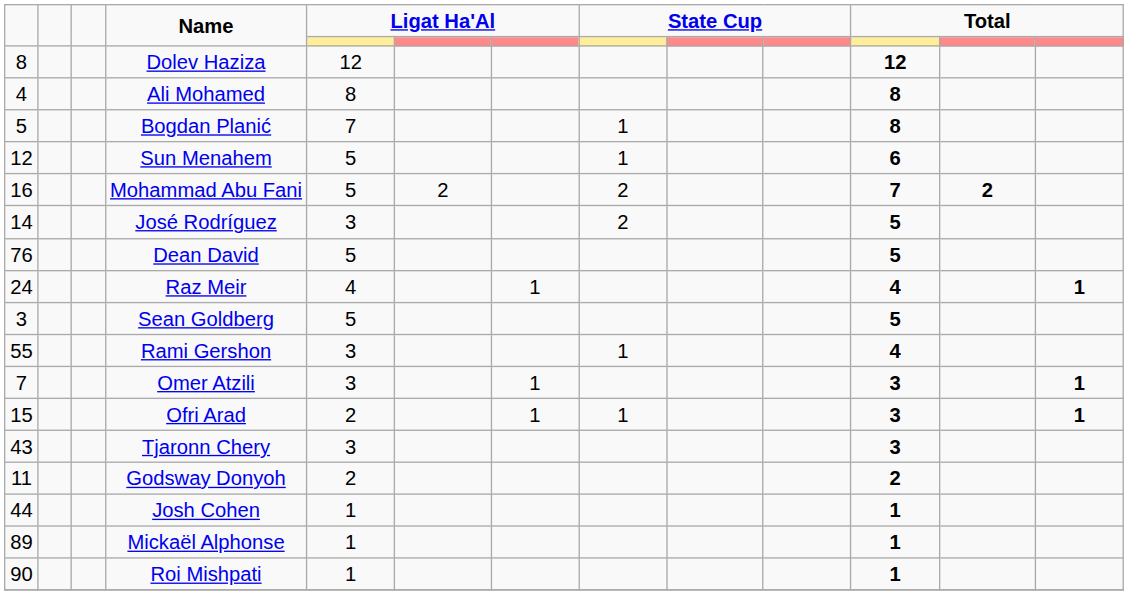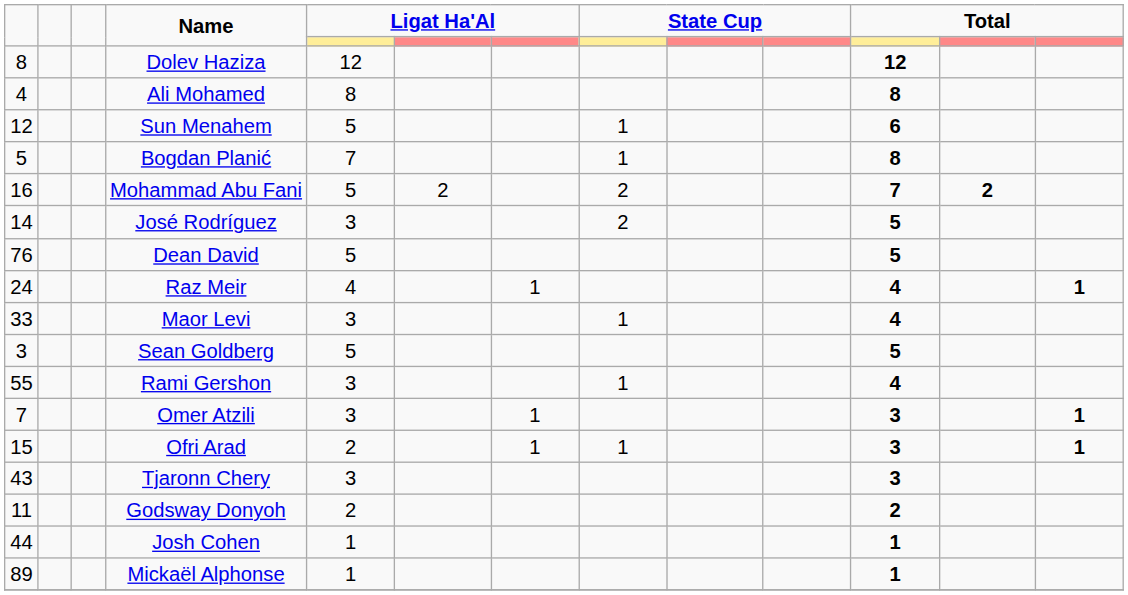rows swapped: (206, 126) <-> (206, 158)
+ row: (206, 318)
- row: (206, 574)
